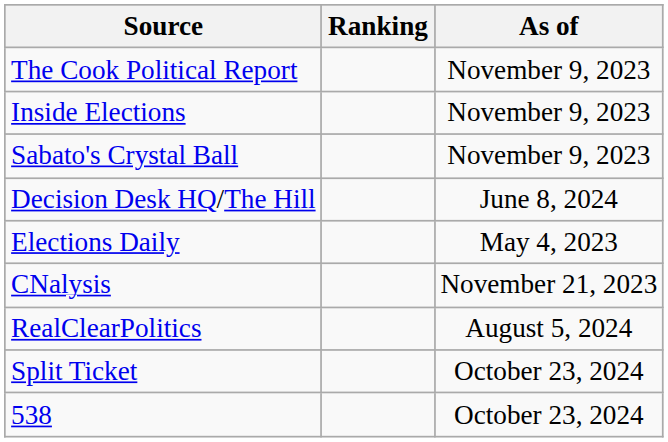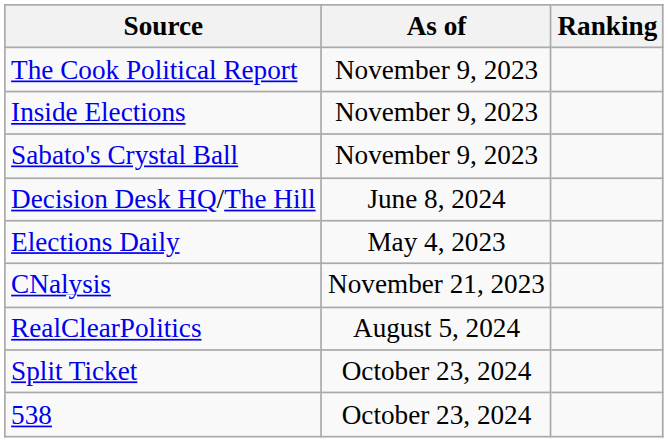columns swapped: (378, 26) <-> (549, 26)
